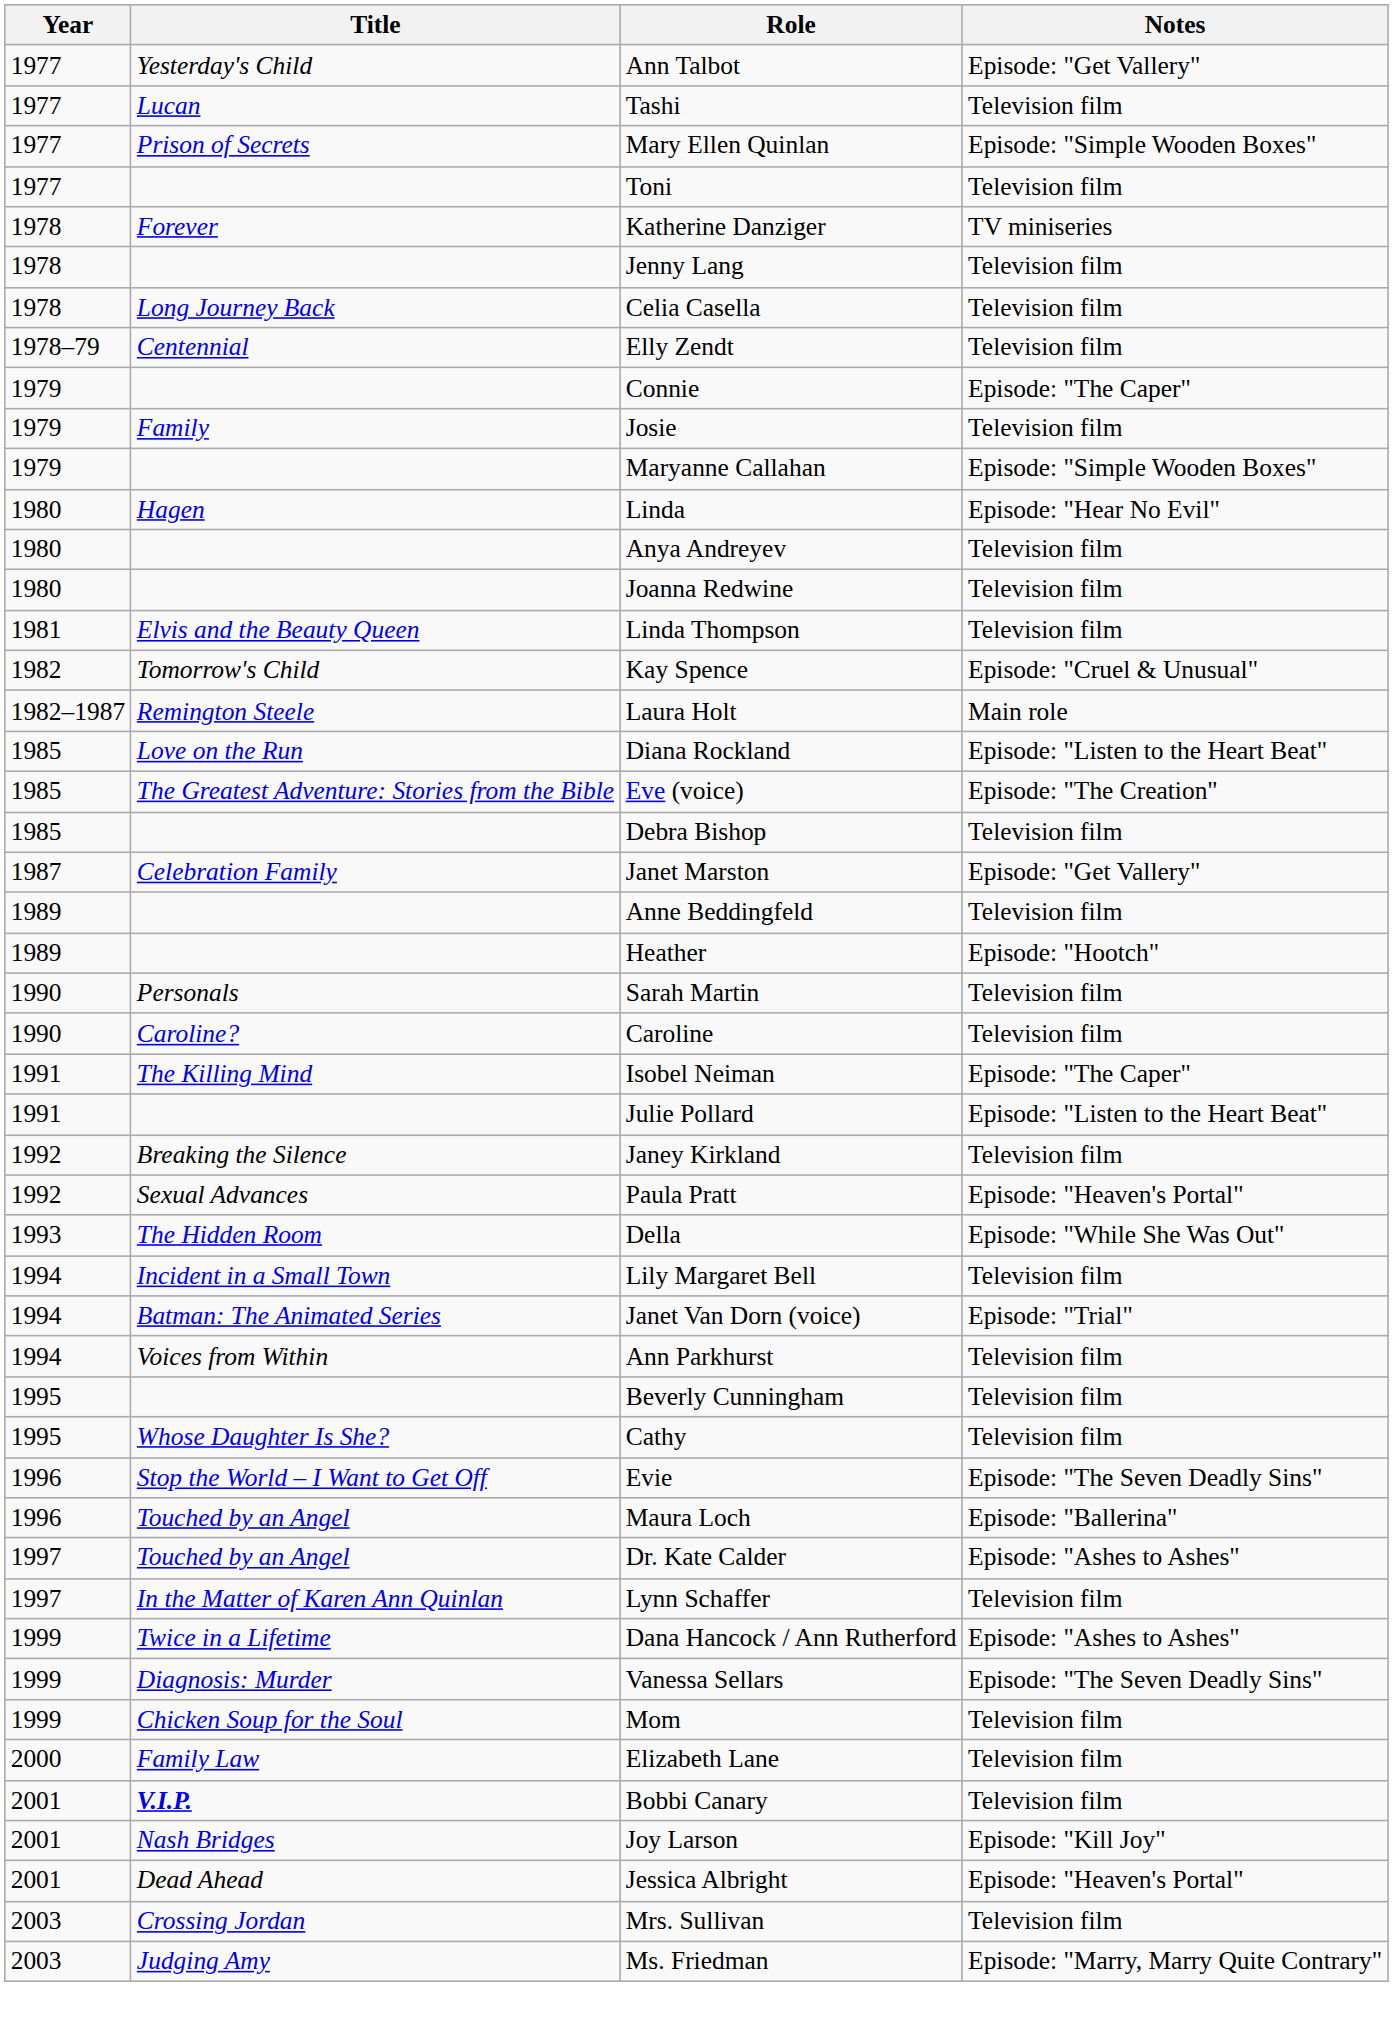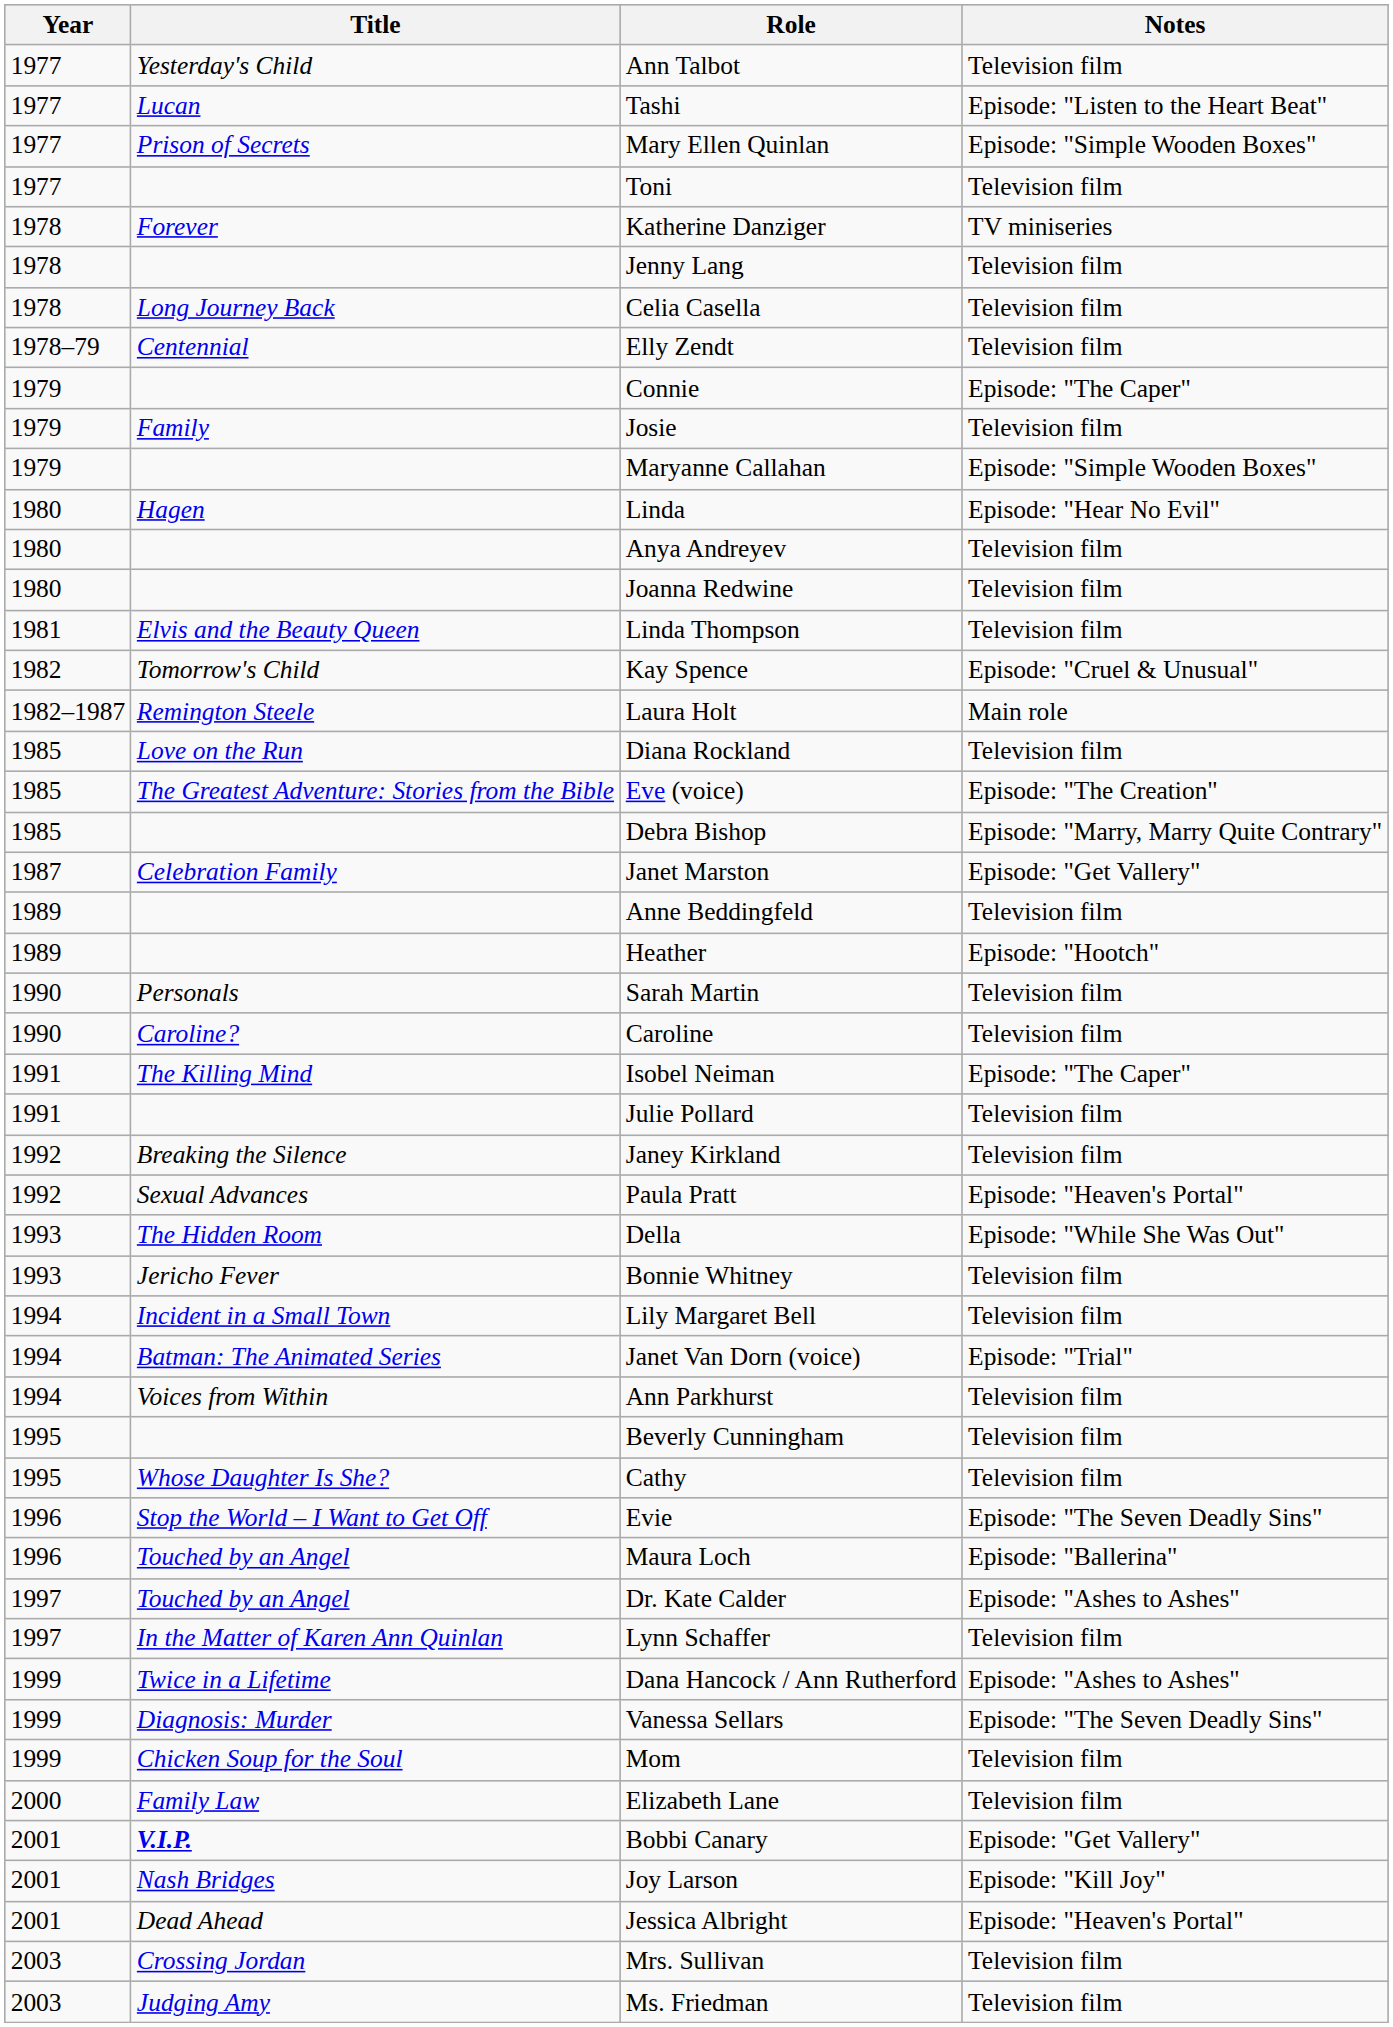(1084, 65) Episode: "Get Vallery" -> (1045, 65) Television film
(1045, 105) Television film -> (1148, 105) Episode: "Listen to the Heart Beat"
(1148, 750) Episode: "Listen to the Heart Beat" -> (1045, 750) Television film
(1045, 831) Television film -> (1175, 831) Episode: "Marry, Marry Quite Contrary"
(1148, 1114) Episode: "Listen to the Heart Beat" -> (1045, 1114) Television film
+ row: (709, 1275)
(1045, 1799) Television film -> (1084, 1840) Episode: "Get Vallery"
(1175, 1961) Episode: "Marry, Marry Quite Contrary" -> (1045, 2001) Television film
